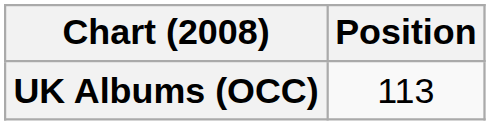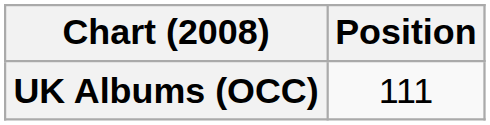(406, 89) 113 -> (406, 89) 111
